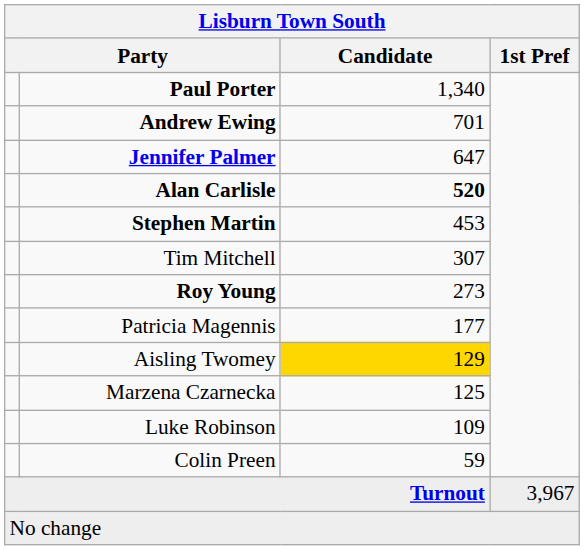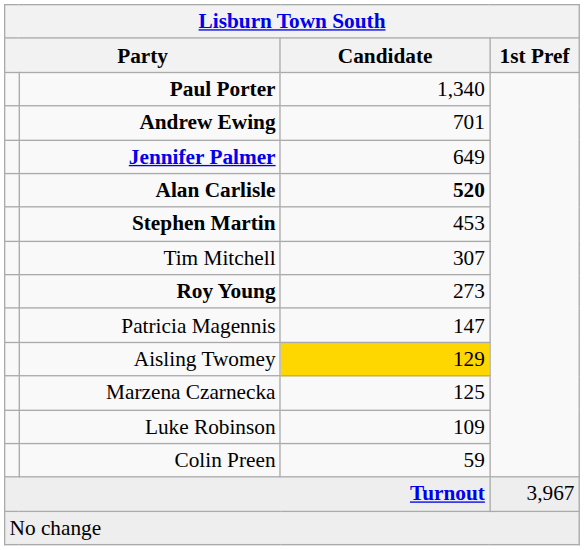(469, 156) 647 -> (469, 156) 649
(469, 325) 177 -> (469, 325) 147
